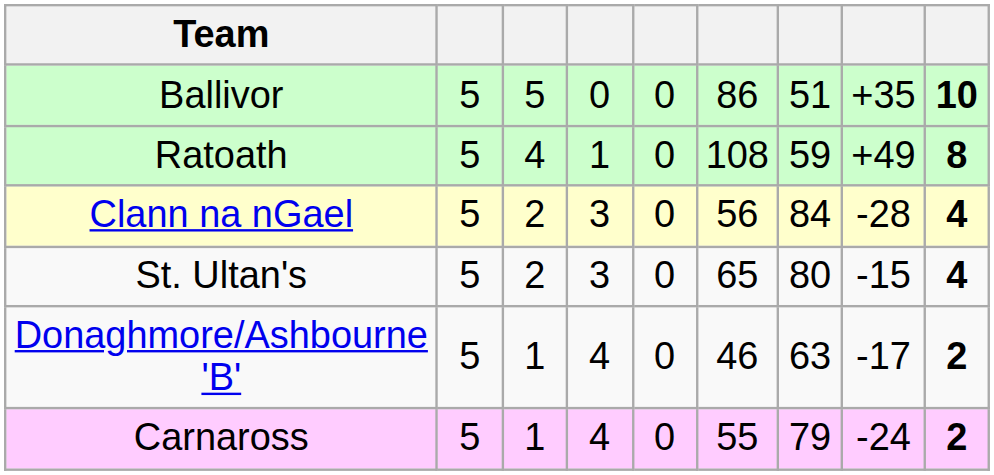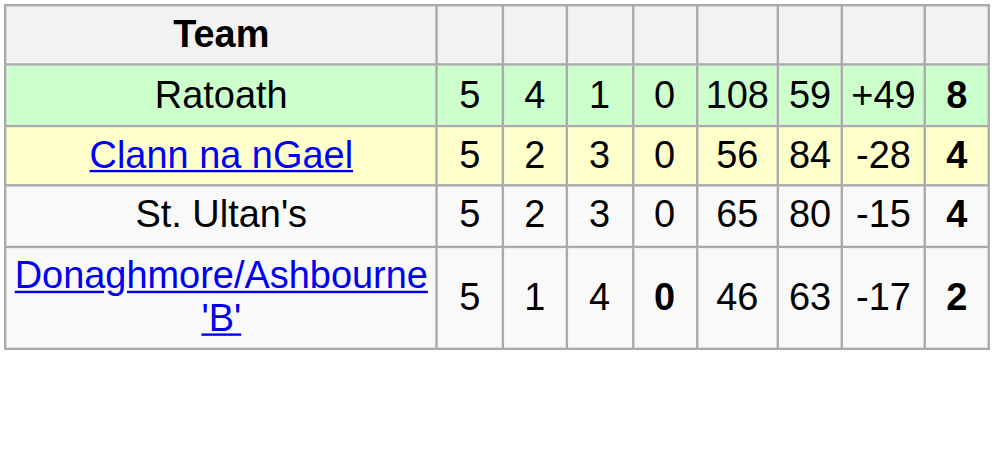- row: (221, 94)
(664, 356) normal -> (664, 296) bold
- row: (221, 438)
